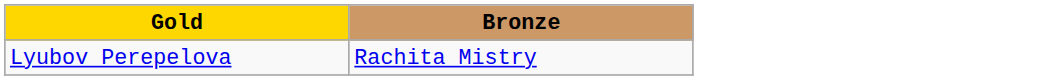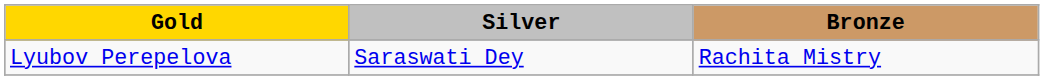+ column: (521, 23)
